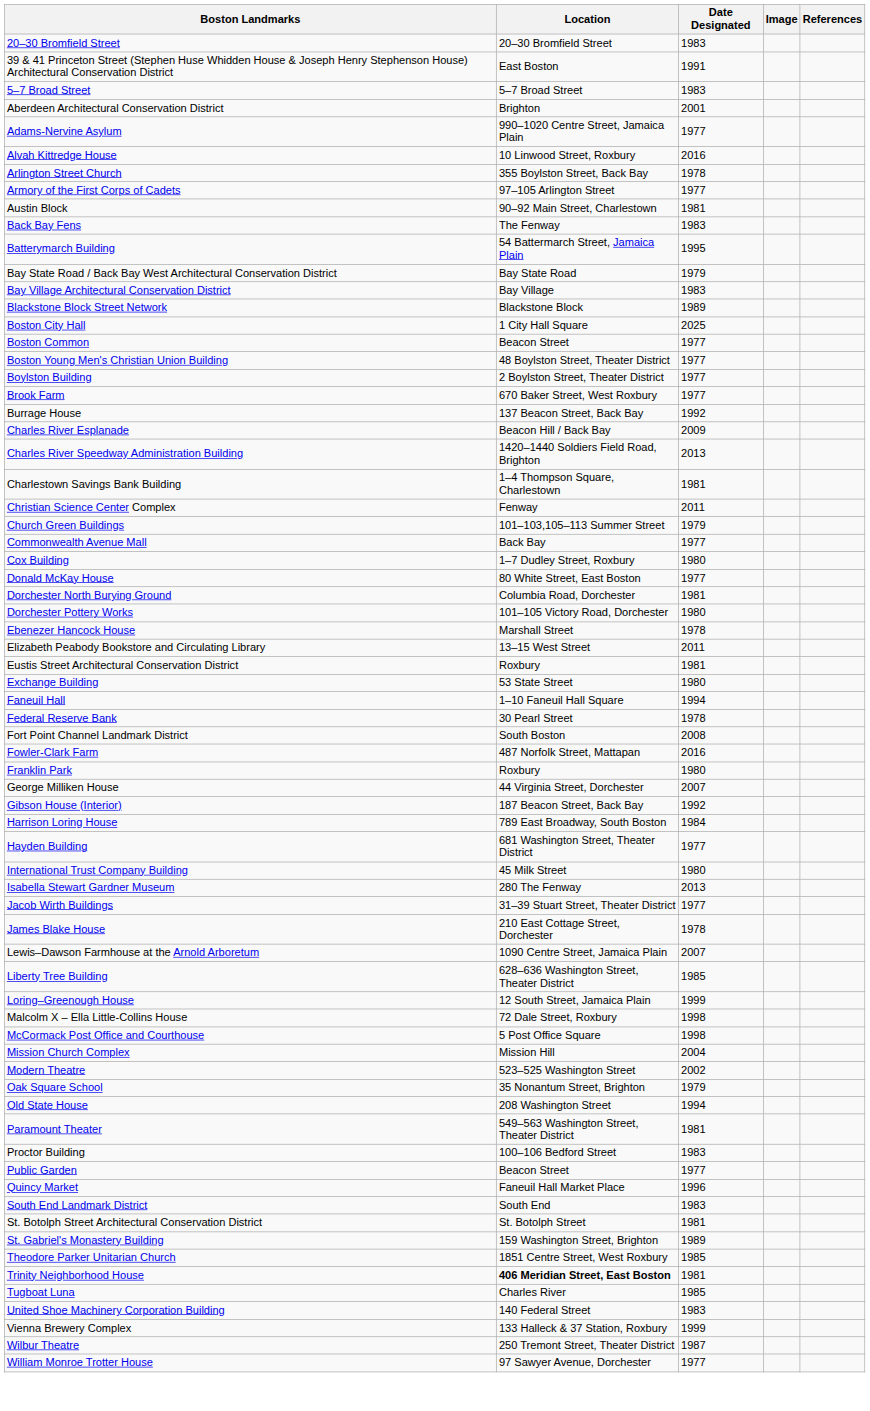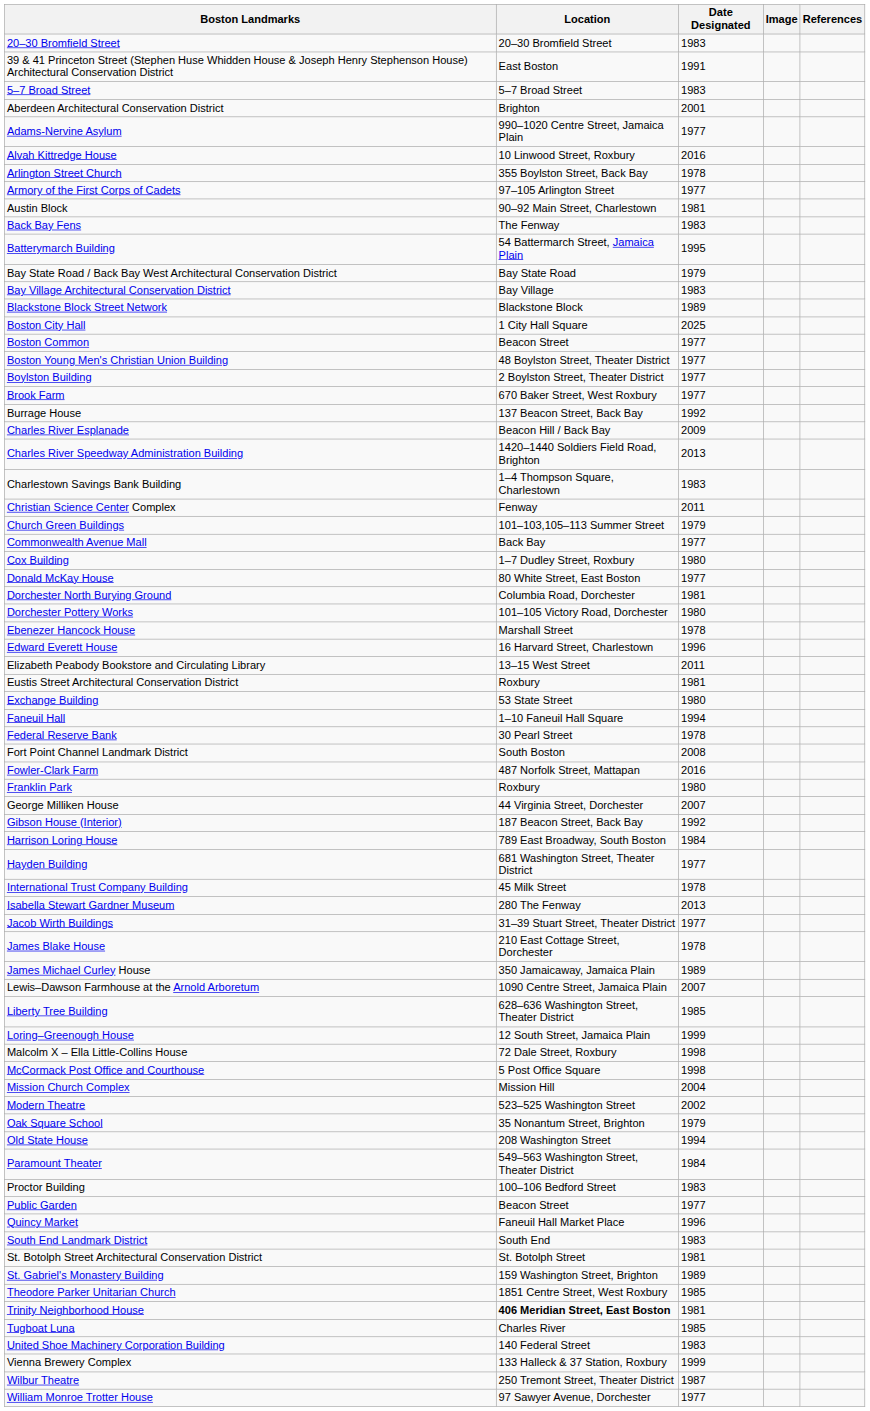(693, 484) 1981 -> (693, 484) 1983
+ row: (62, 648)
(693, 870) 1980 -> (693, 888) 1978
+ row: (79, 970)
(693, 1129) 1981 -> (693, 1164) 1984
